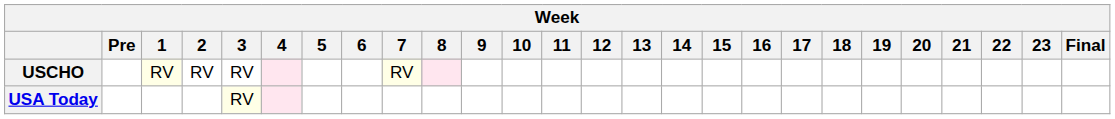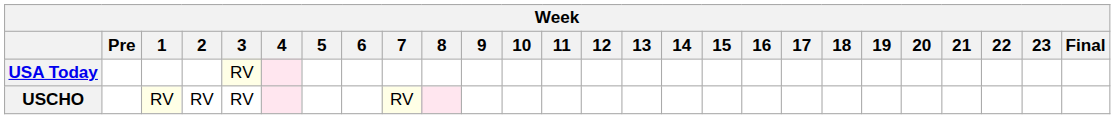rows swapped: (53, 72) <-> (53, 99)
